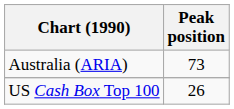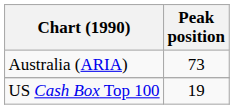(196, 90) 26 -> (196, 90) 19
